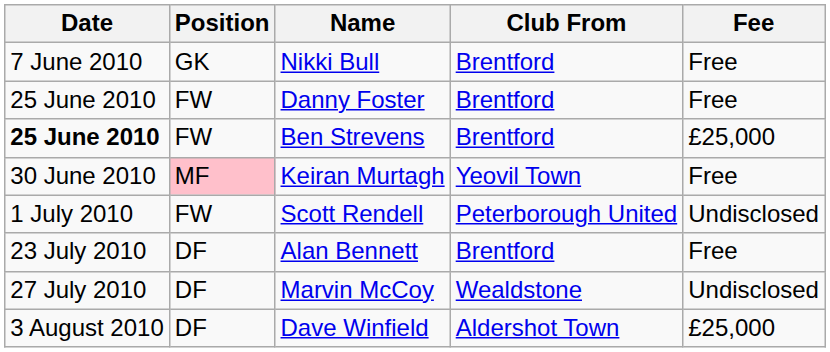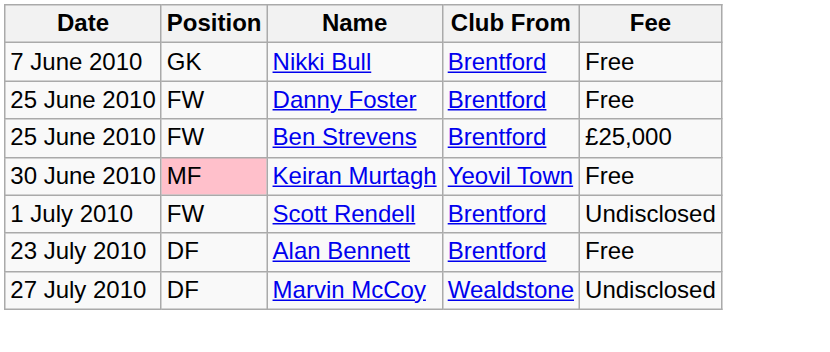(85, 137) bold -> (83, 137) normal
(566, 213) Peterborough United -> (497, 213) Brentford
- row: (355, 328)
